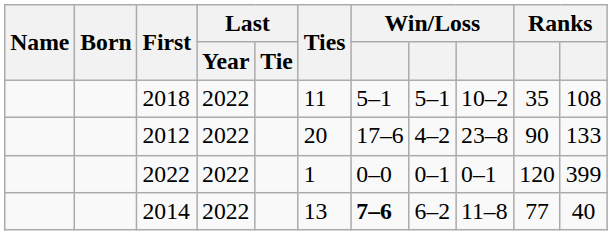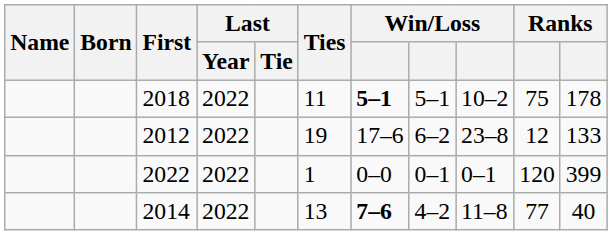(374, 98) normal -> (374, 98) bold
(537, 98) 35 -> (537, 98) 75
(584, 98) 108 -> (584, 98) 178
(316, 135) 20 -> (316, 135) 19
(432, 135) 4–2 -> (432, 135) 6–2
(537, 135) 90 -> (537, 135) 12
(432, 211) 6–2 -> (432, 211) 4–2
